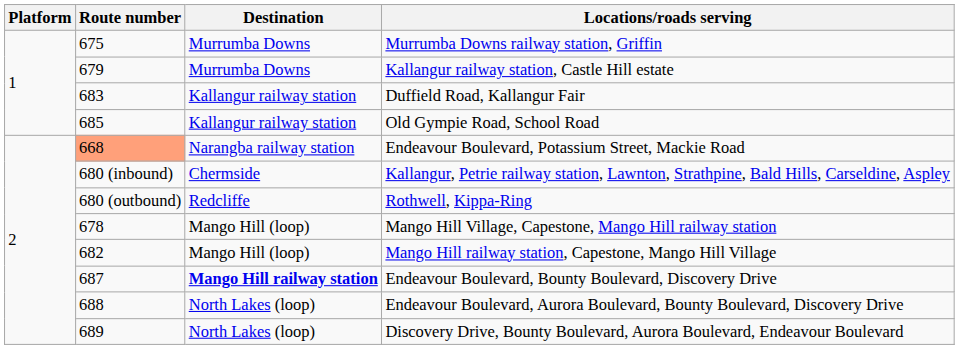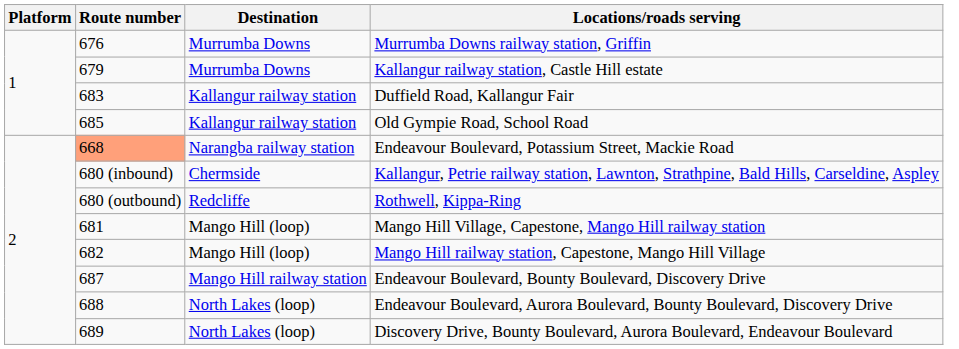(91, 43) 675 -> (91, 43) 676
(91, 226) 678 -> (91, 226) 681
(283, 278) bold -> (278, 278) normal
